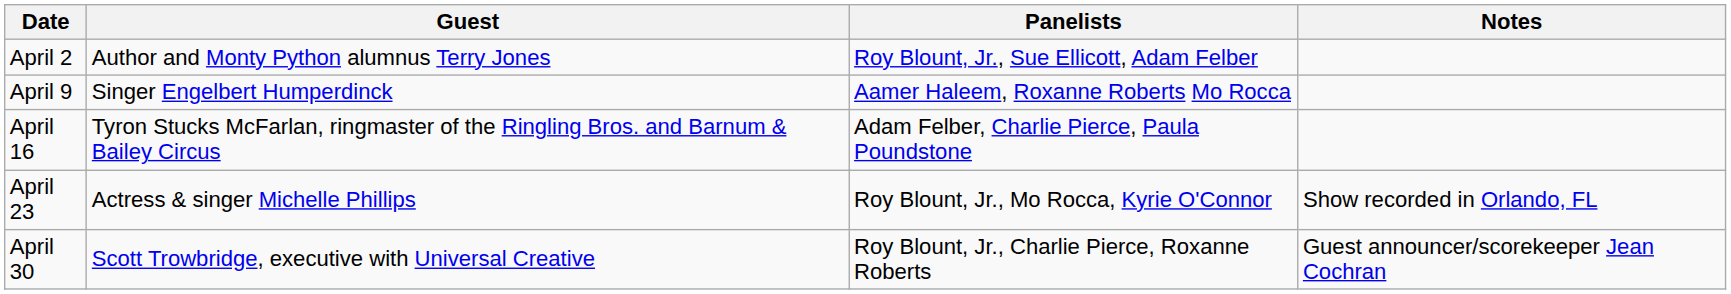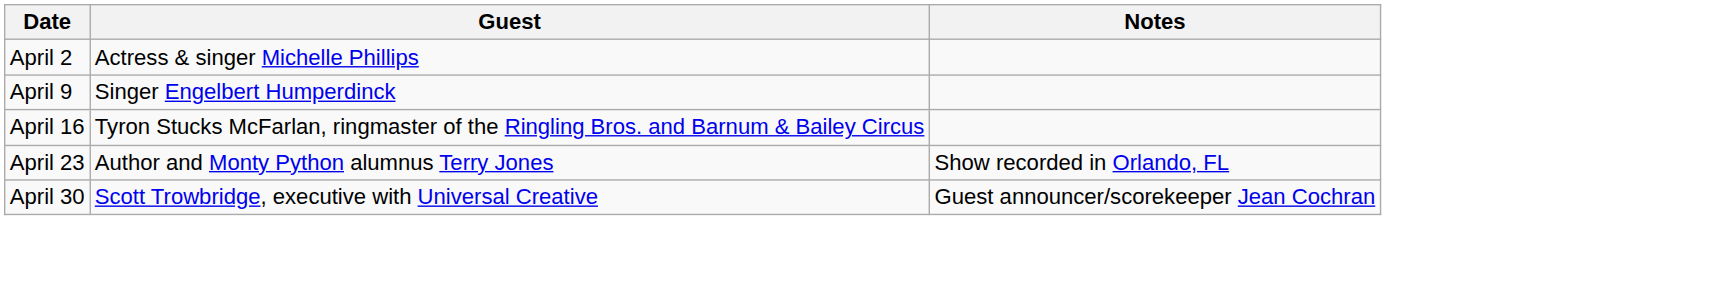- column: (1073, 22)
(321, 57) Author and Monty Python alumnus Terry Jones -> (257, 57) Actress & singer Michelle Phillips
(254, 199) Actress & singer Michelle Phillips -> (324, 162) Author and Monty Python alumnus Terry Jones
